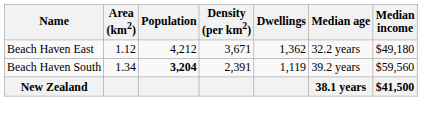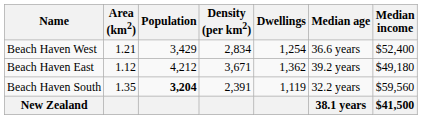+ row: (52, 49)
(336, 49) 32.2 years -> (336, 67) 39.2 years
(126, 67) 1.34 -> (126, 86) 1.35
(336, 67) 39.2 years -> (336, 86) 32.2 years
